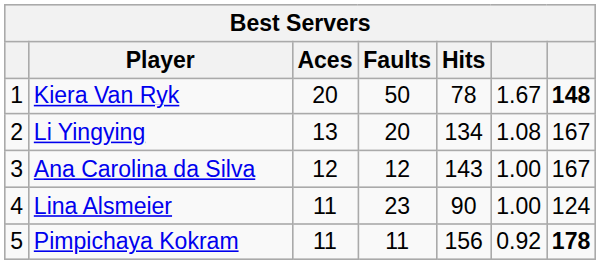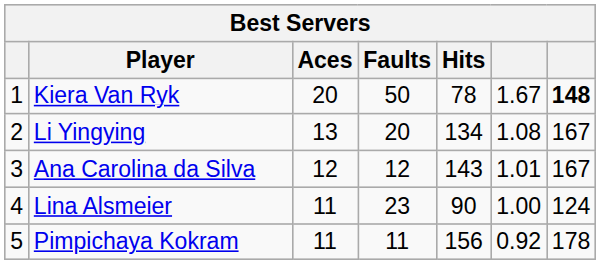(519, 169) 1.00 -> (519, 169) 1.01
(571, 242) bold -> (571, 242) normal
